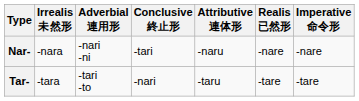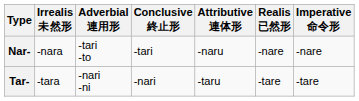(89, 51) -nari -ni -> (88, 51) -tari -to
(88, 81) -tari -to -> (89, 81) -nari -ni
